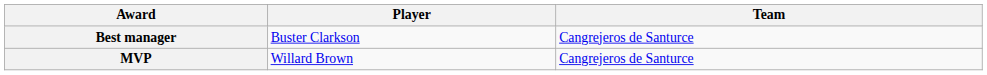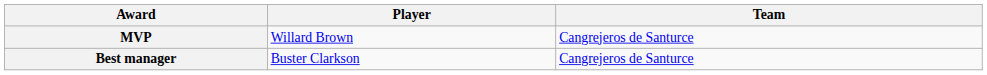rows swapped: (136, 59) <-> (136, 37)
